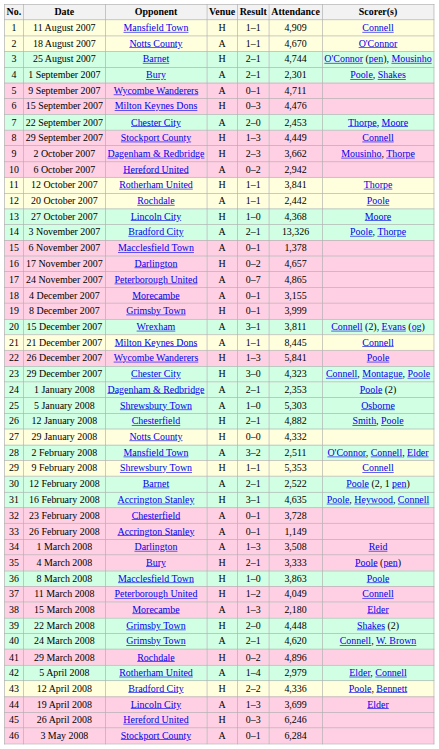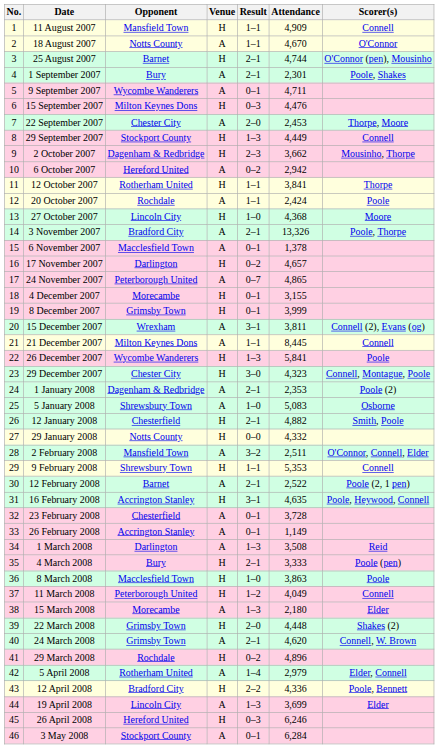(296, 201) 2,442 -> (296, 201) 2,424
(222, 295) A -> (222, 295) H
(296, 405) 5,303 -> (296, 405) 5,083
